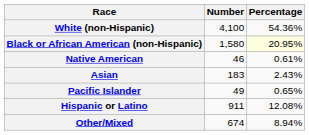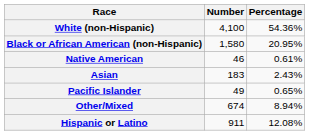(285, 43) lightyellow background -> (285, 43) no background
rows swapped: (104, 122) <-> (104, 106)
